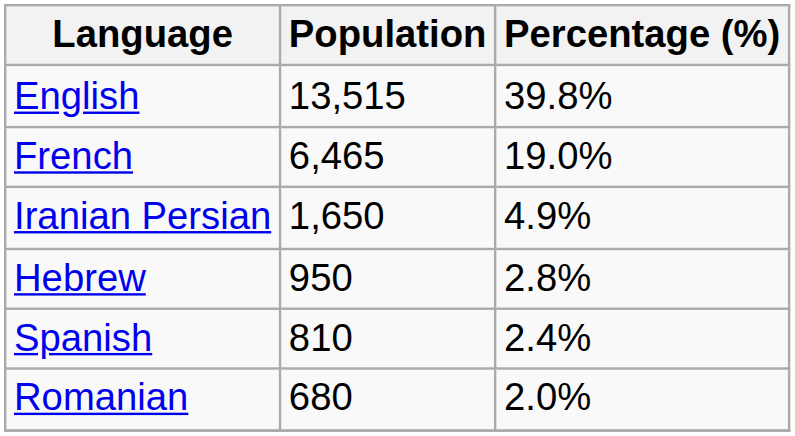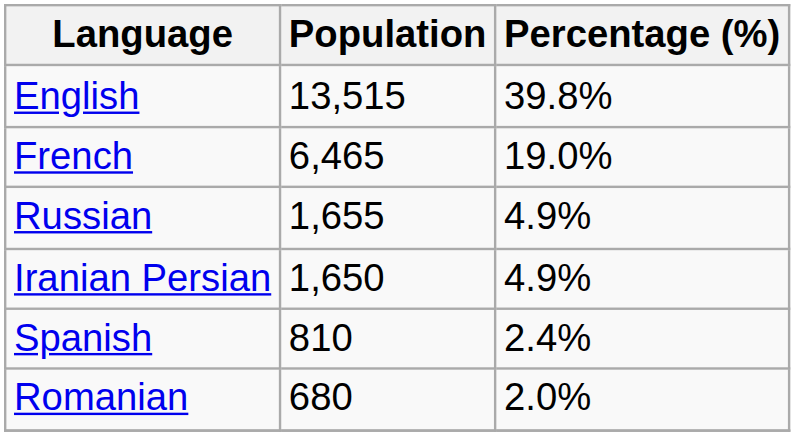+ row: (83, 216)
- row: (80, 277)
